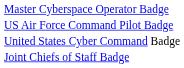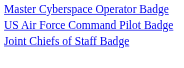- row: (92, 41)
